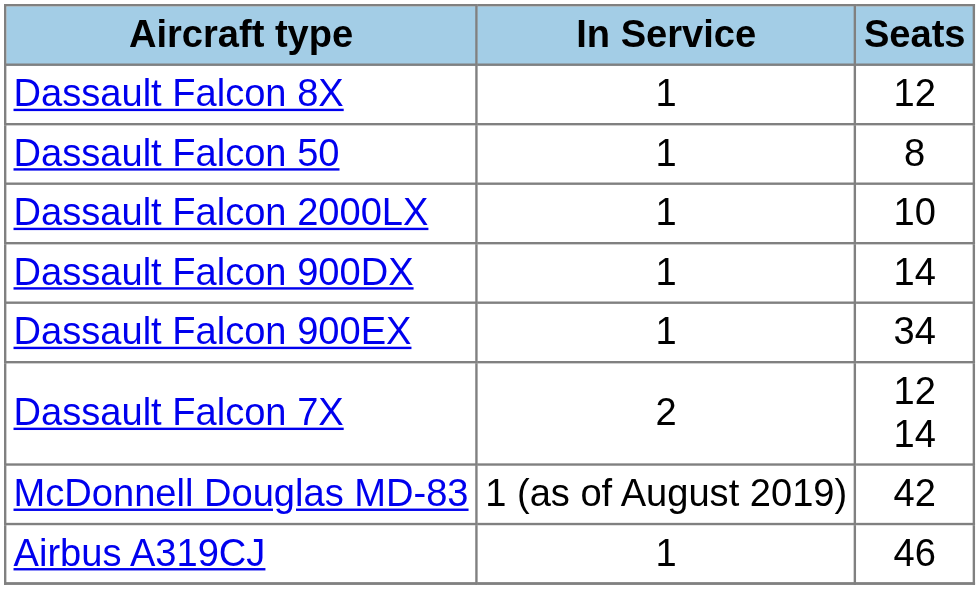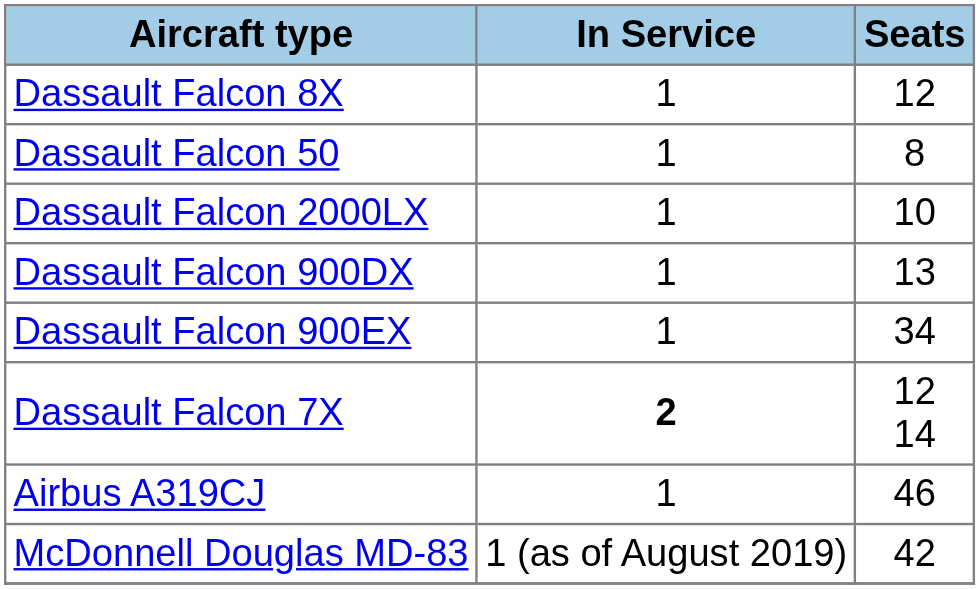(915, 272) 14 -> (915, 272) 13
(666, 412) normal -> (666, 412) bold
rows swapped: (139, 553) <-> (241, 493)
